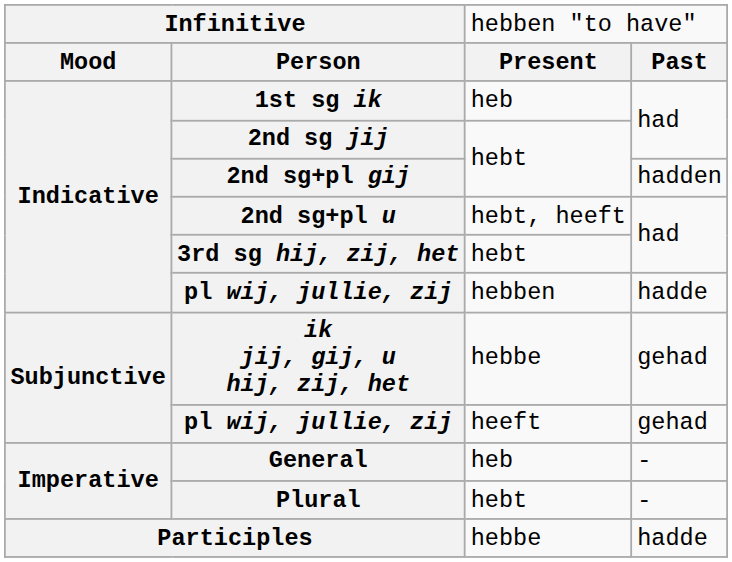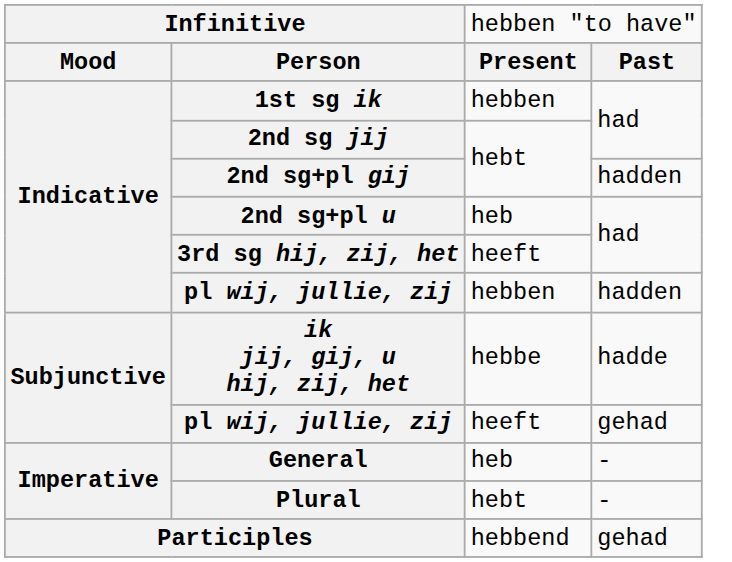(492, 101) heb -> (513, 101) hebben
(548, 216) hebt, heeft -> (492, 216) heb
(499, 254) hebt -> (506, 254) heeft
(673, 293) hadde -> (640, 293) hadden
(673, 358) gehad -> (633, 358) hadde
(506, 539) hebbe -> (520, 539) hebbend
(673, 539) hadde -> (633, 539) gehad
